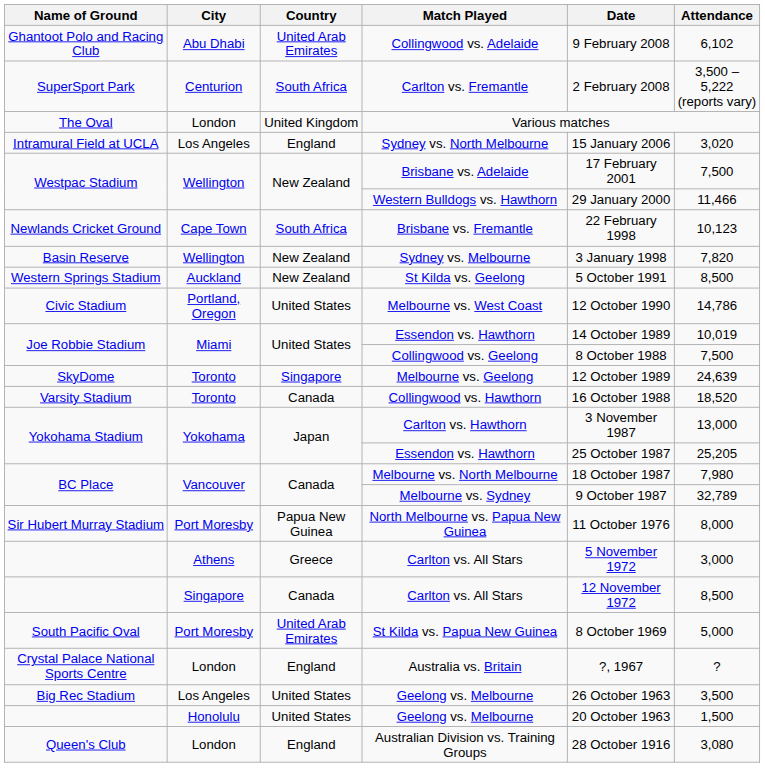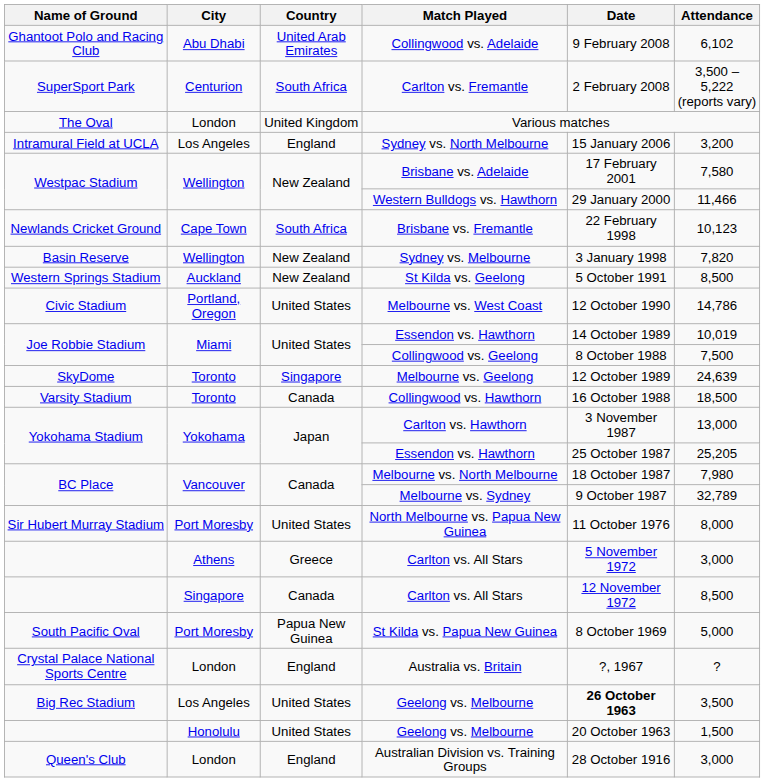(717, 143) 3,020 -> (717, 143) 3,200
(717, 172) 7,500 -> (717, 172) 7,580
(717, 397) 18,520 -> (717, 397) 18,500
(311, 524) Papua New Guinea -> (311, 524) United States
(311, 631) United Arab Emirates -> (311, 631) Papua New Guinea
(621, 695) normal -> (621, 702) bold
(717, 744) 3,080 -> (717, 759) 3,000
